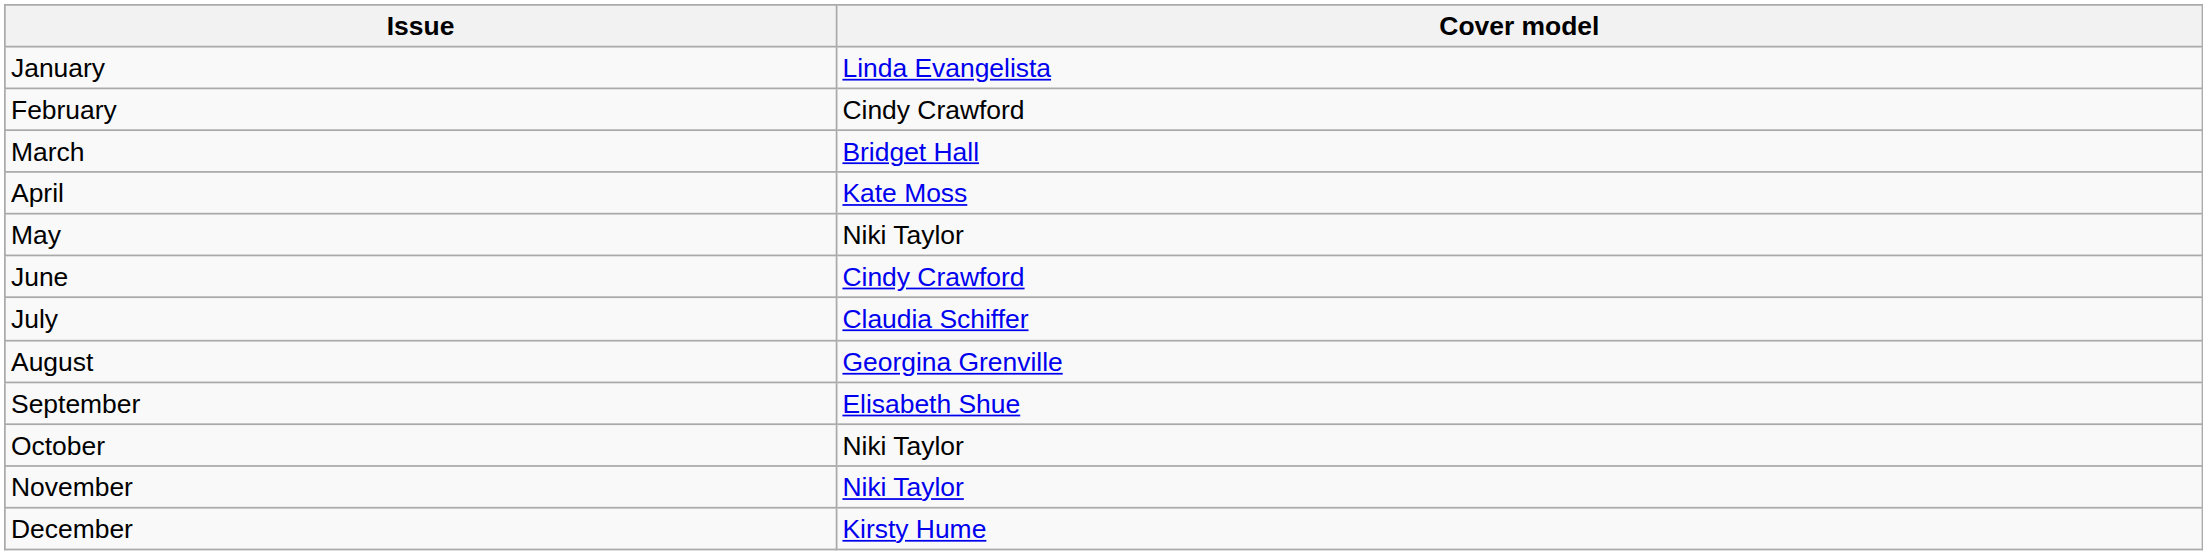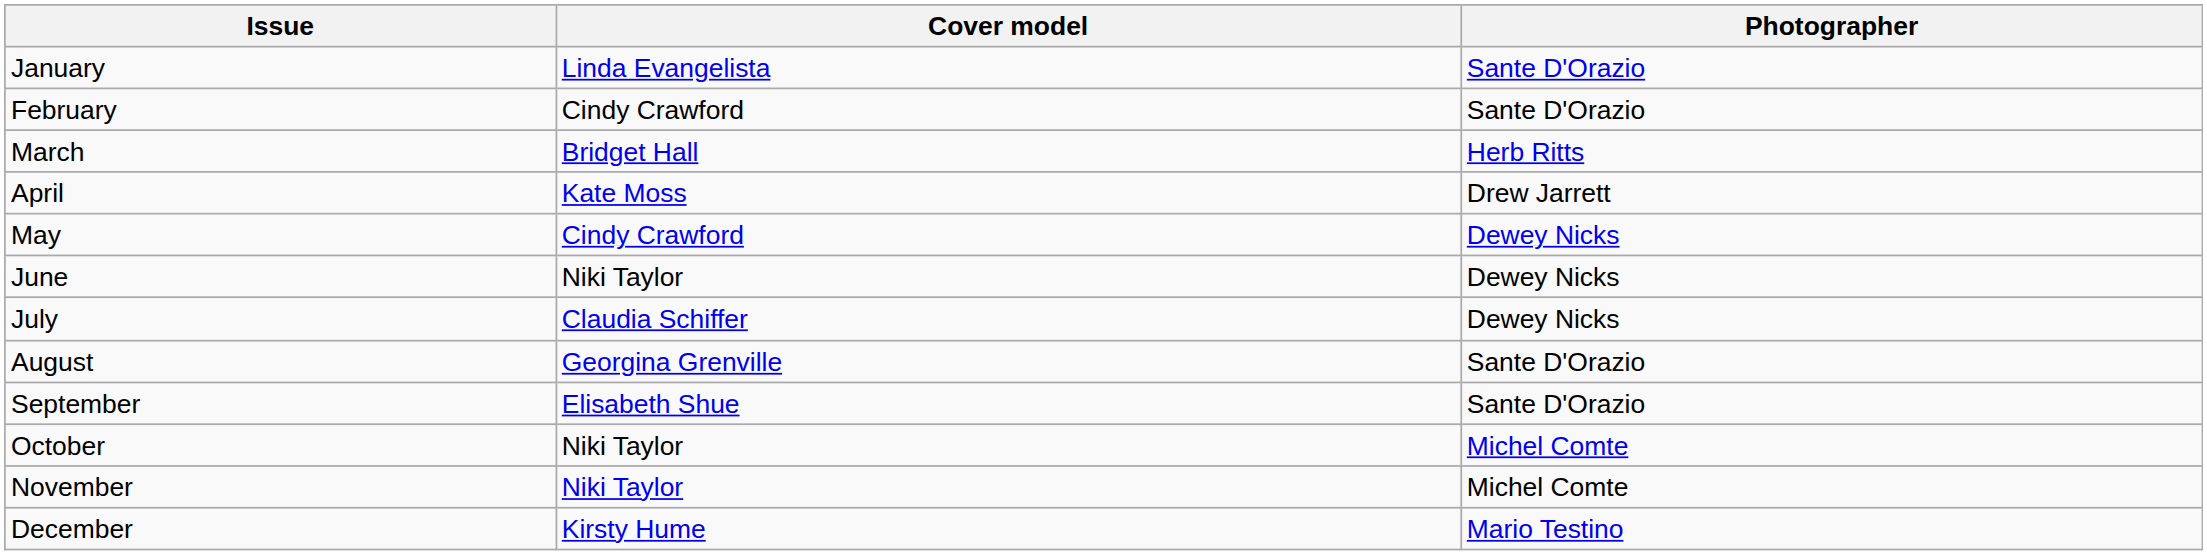+ column: (1832, 26)
(903, 235) Niki Taylor -> (653, 235) Cindy Crawford
(933, 277) Cindy Crawford -> (622, 277) Niki Taylor
